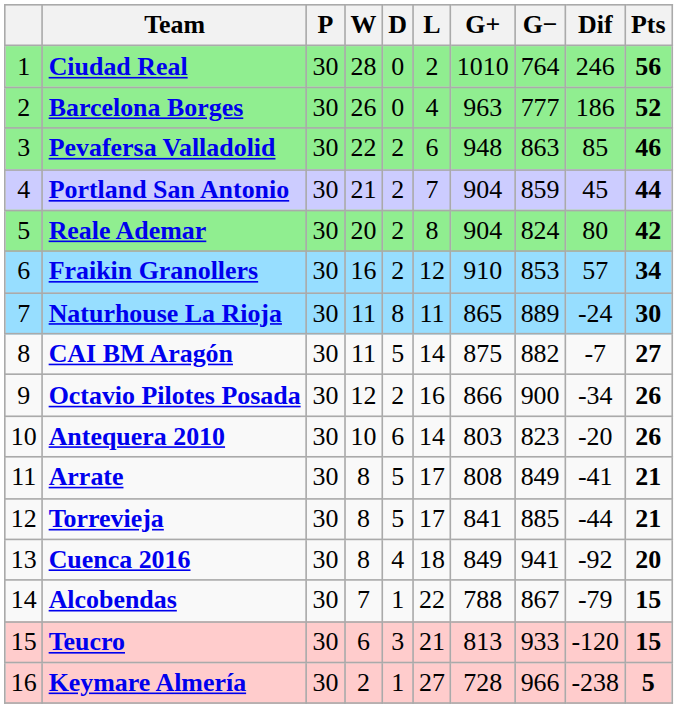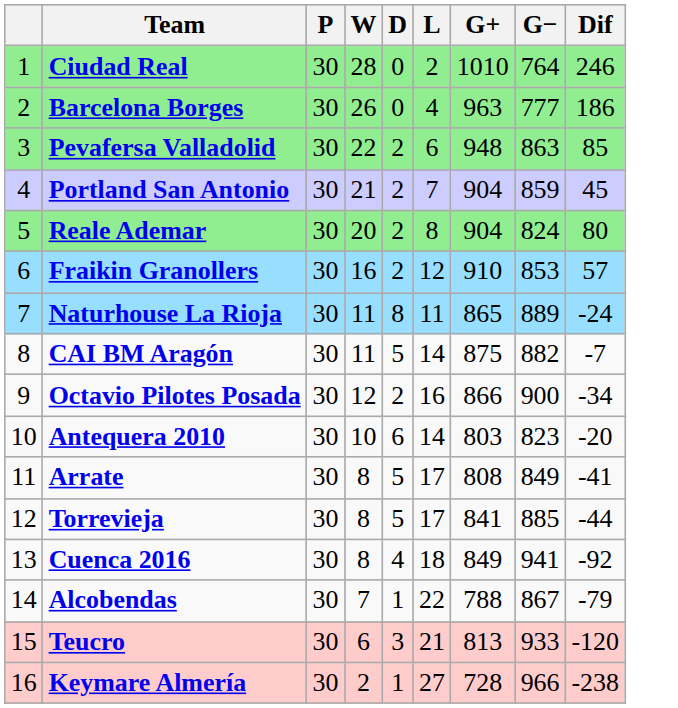- column: (648, 25)
